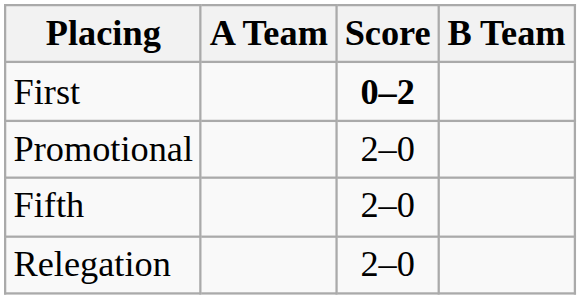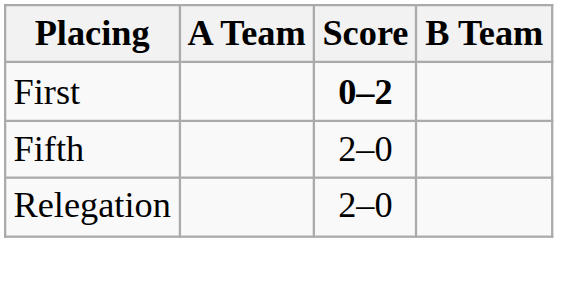- row: (103, 148)
